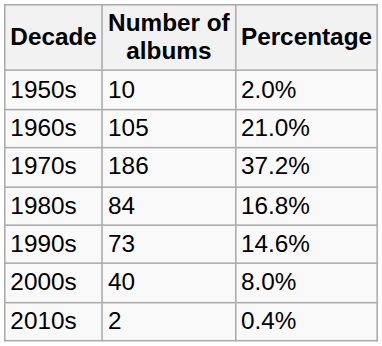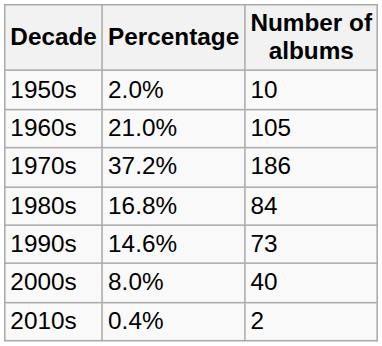columns swapped: (169, 37) <-> (306, 37)
